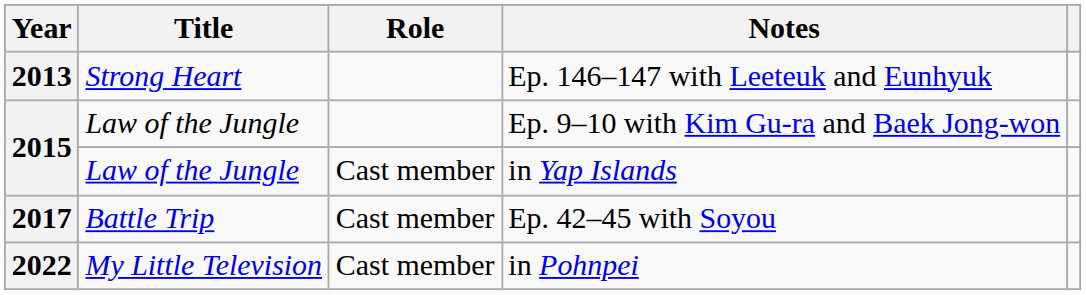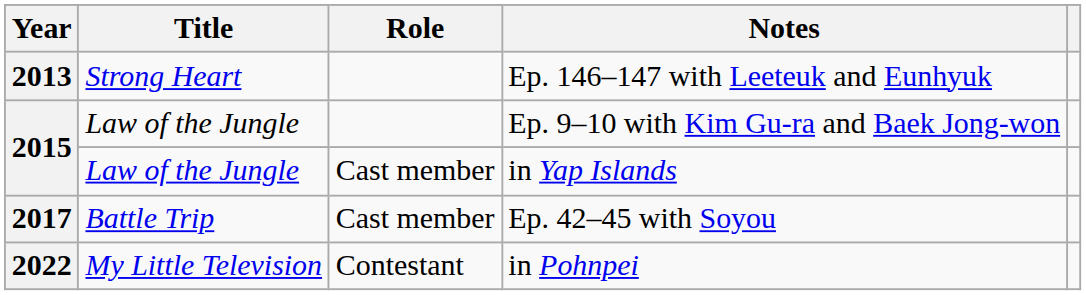(415, 265) Cast member -> (400, 265) Contestant
